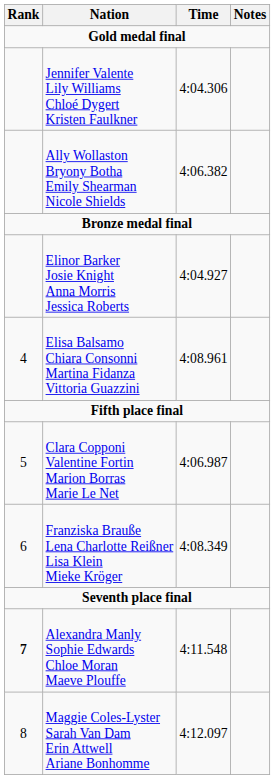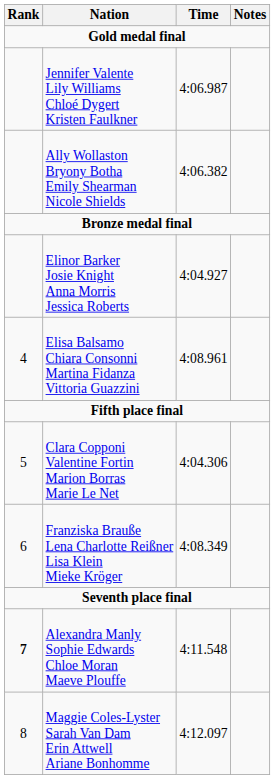(203, 89) 4:04.306 -> (203, 89) 4:06.987
(203, 463) 4:06.987 -> (203, 463) 4:04.306
